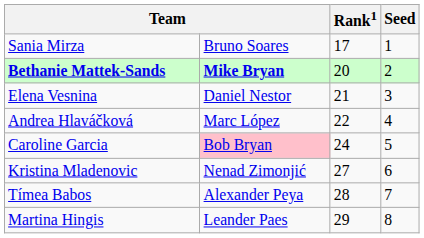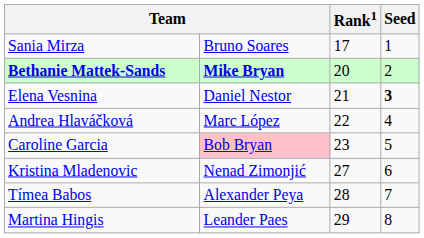(388, 95) normal -> (388, 95) bold
(342, 145) 24 -> (342, 145) 23
